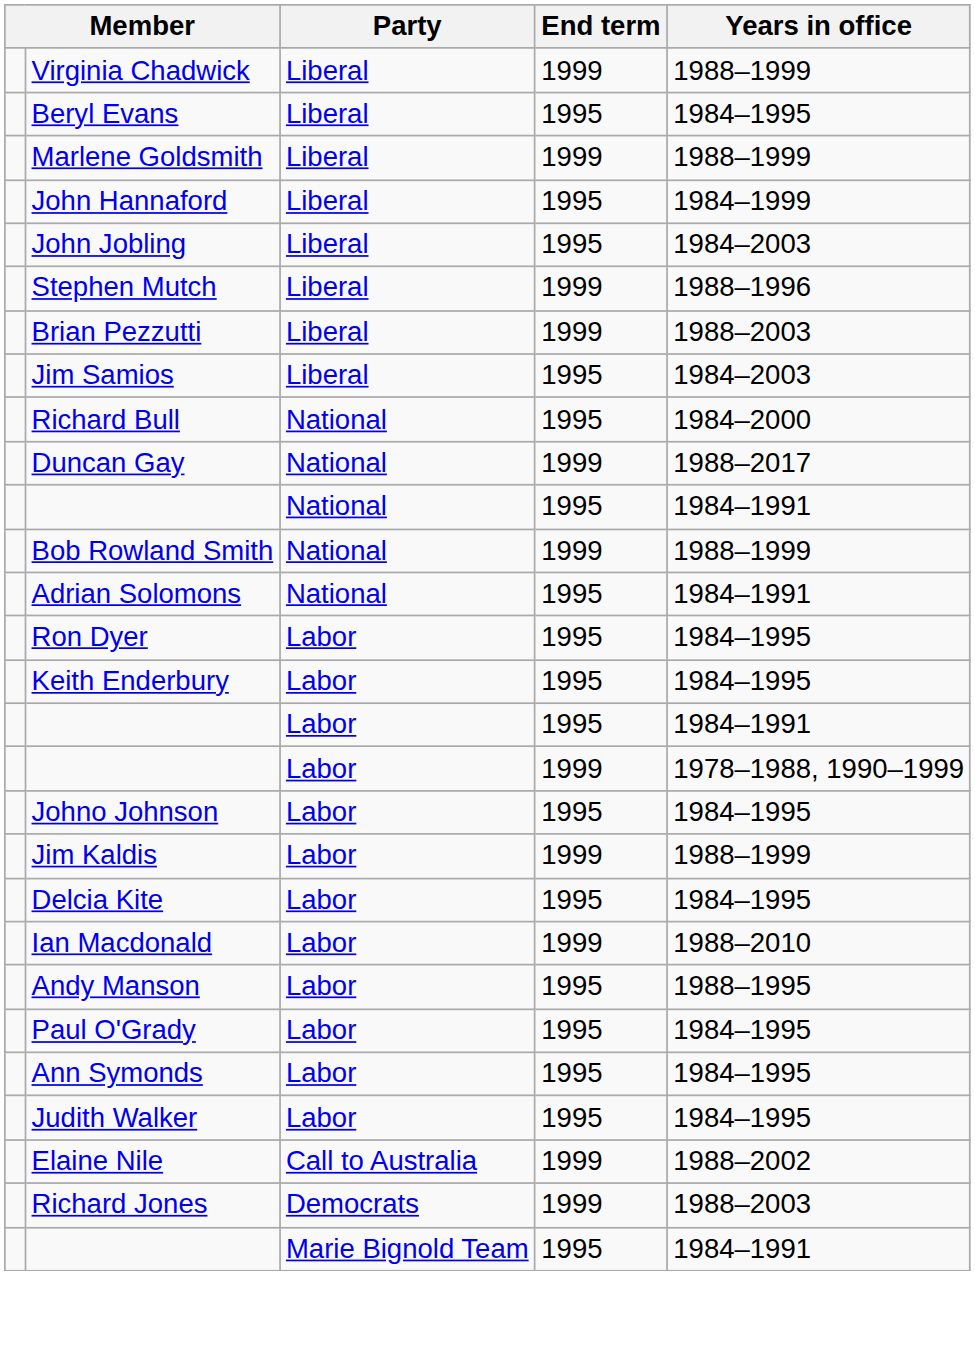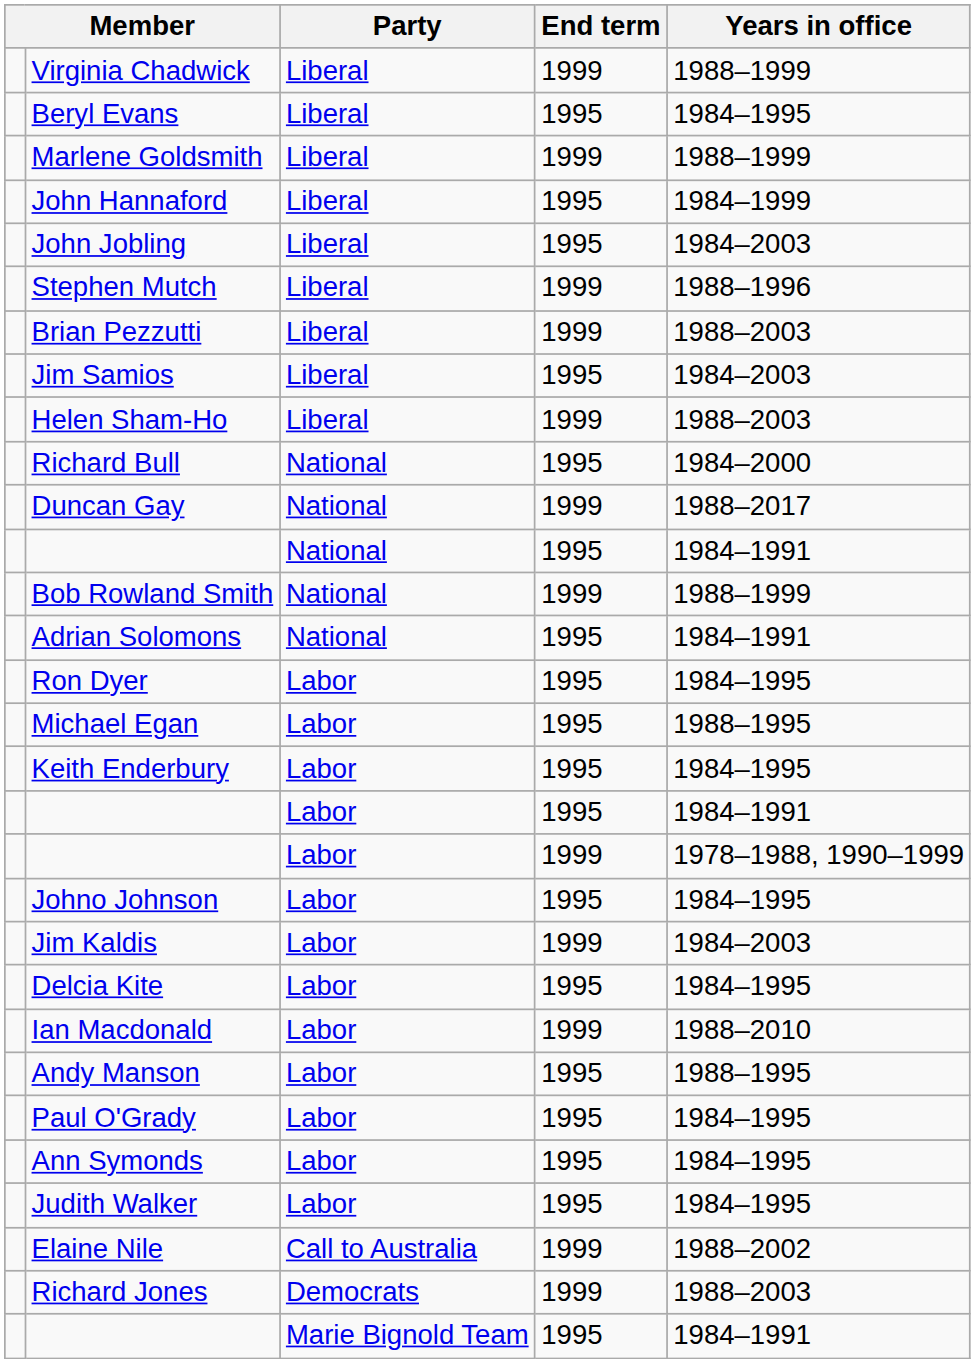+ row: (129, 419)
+ row: (115, 724)
(742, 855) 1988–1999 -> (742, 942) 1984–2003
